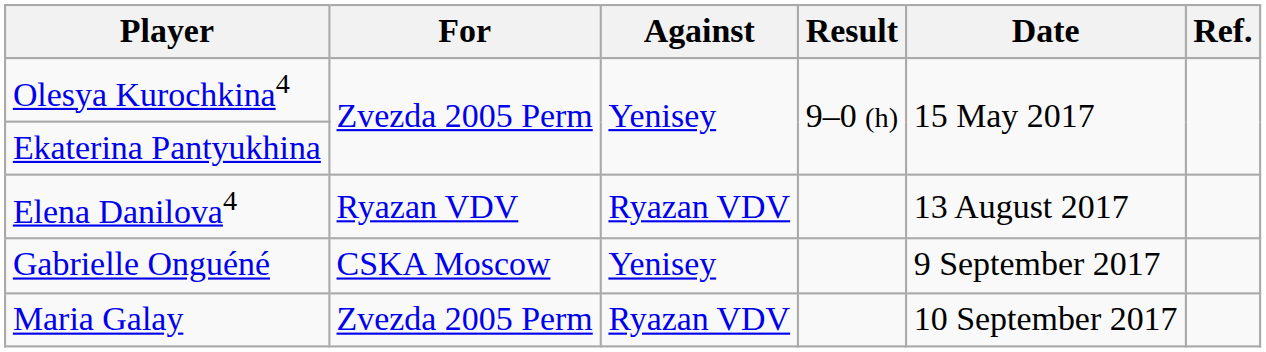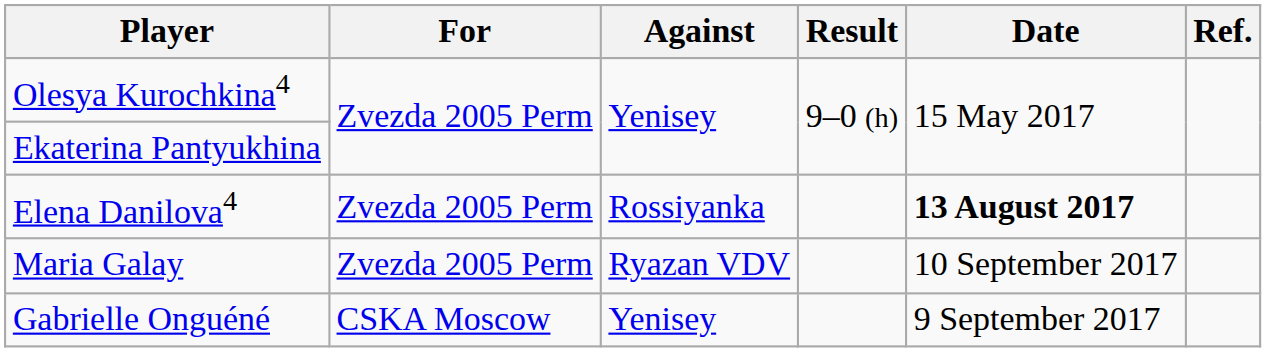(427, 206) Ryazan VDV -> (465, 206) Zvezda 2005 Perm
(699, 206) Ryazan VDV -> (687, 206) Rossiyanka
(1021, 206) normal -> (1024, 206) bold
rows swapped: (141, 264) <-> (98, 318)
